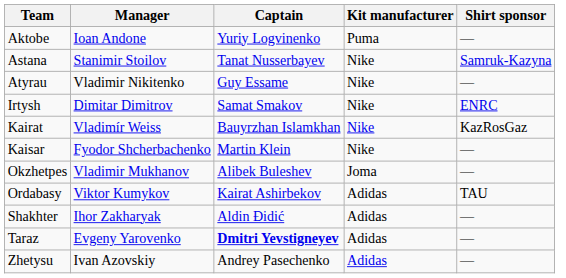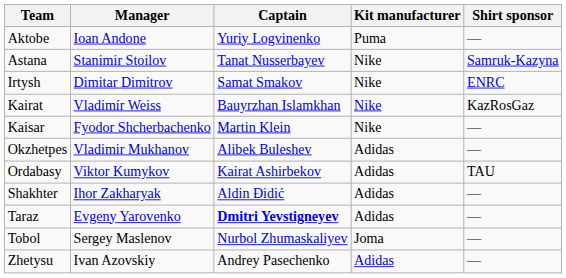- row: (27, 82)
(362, 171) Joma -> (374, 149) Adidas
+ row: (24, 238)
